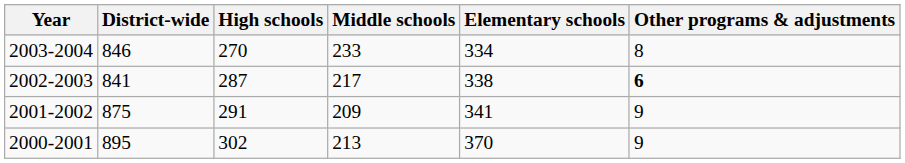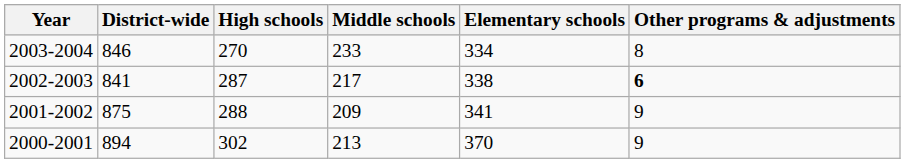(233, 111) 291 -> (233, 111) 288
(116, 142) 895 -> (116, 142) 894
